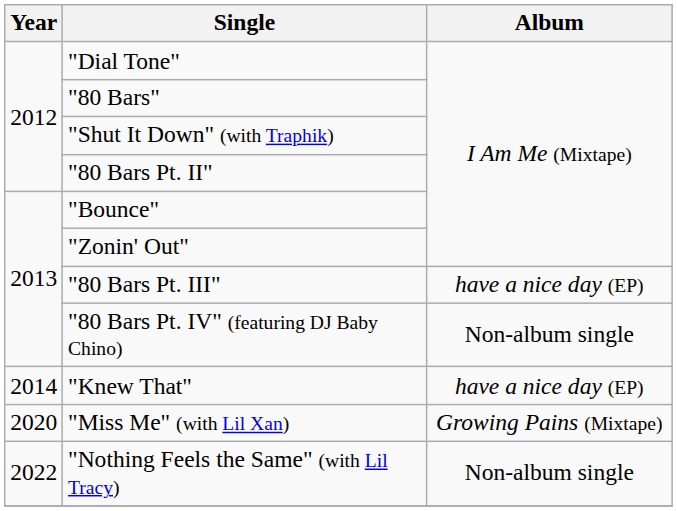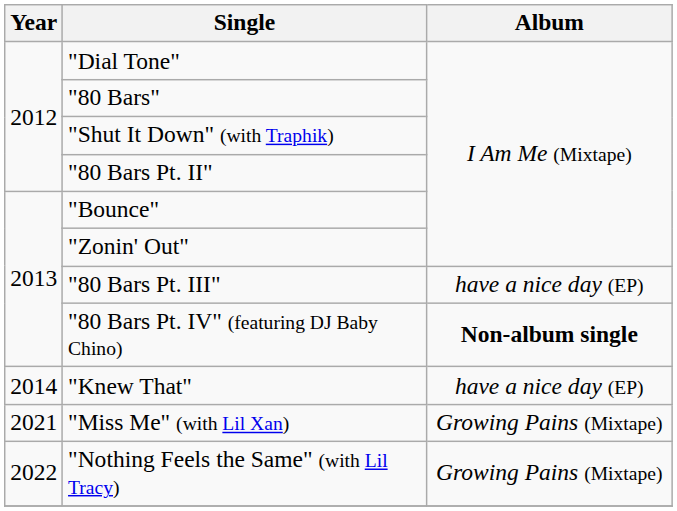(549, 334) normal -> (549, 334) bold
(34, 422) 2020 -> (34, 422) 2021
(549, 473) Non-album single -> (549, 473) Growing Pains (Mixtape)
